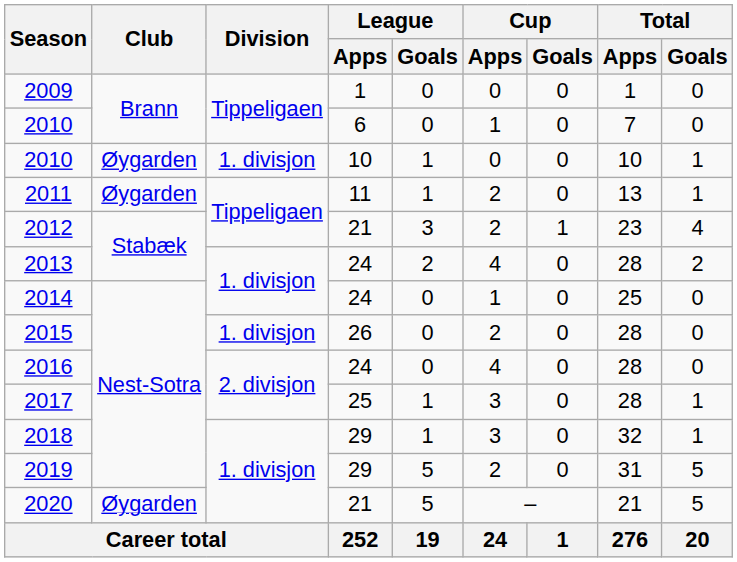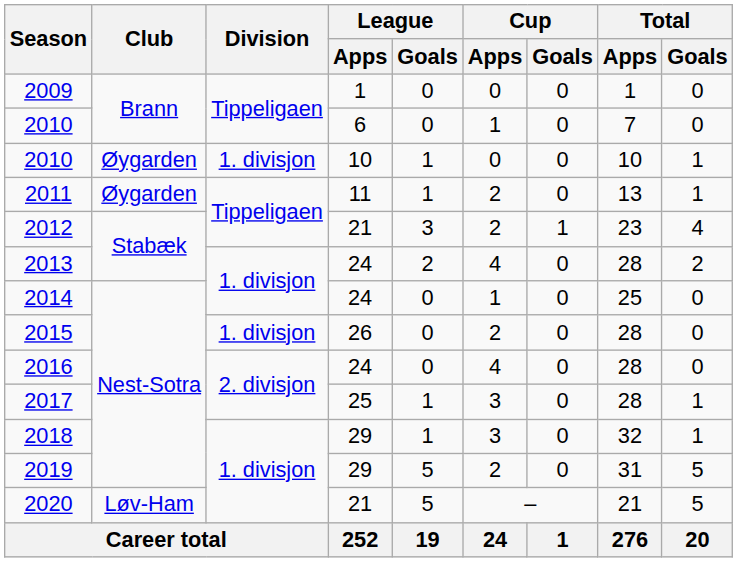(149, 504) Øygarden -> (149, 504) Løv-Ham
